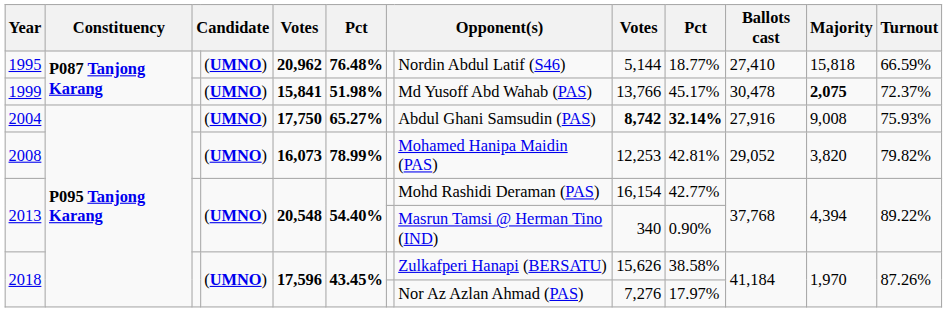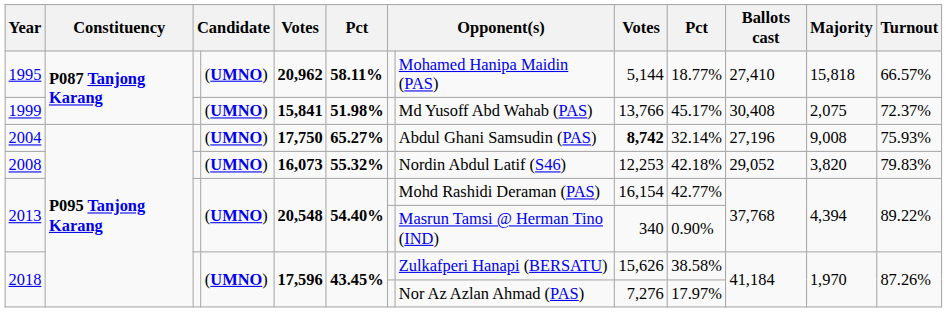(356, 64) 76.48% -> (356, 74) 58.11%
(482, 64) Nordin Abdul Latif (S46) -> (484, 74) Mohamed Hanipa Maidin (PAS)
(906, 64) 66.59% -> (906, 74) 66.57%
(752, 91) 30,478 -> (752, 111) 30,408
(828, 91) bold -> (828, 111) normal
(696, 118) bold -> (697, 138) normal
(752, 118) 27,916 -> (752, 138) 27,196
(356, 155) 78.99% -> (357, 165) 55.32%
(483, 155) Mohamed Hanipa Maidin (PAS) -> (482, 165) Nordin Abdul Latif (S46)
(694, 155) 42.81% -> (697, 165) 42.18%
(906, 155) 79.82% -> (906, 165) 79.83%
